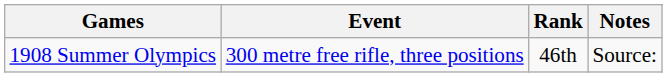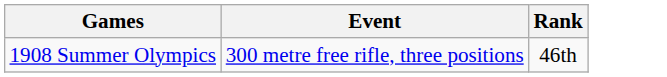- column: (625, 21)
